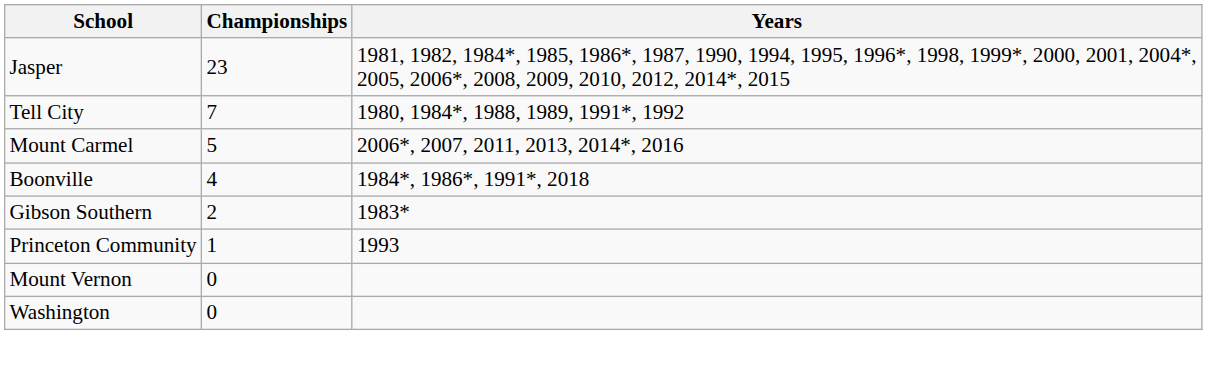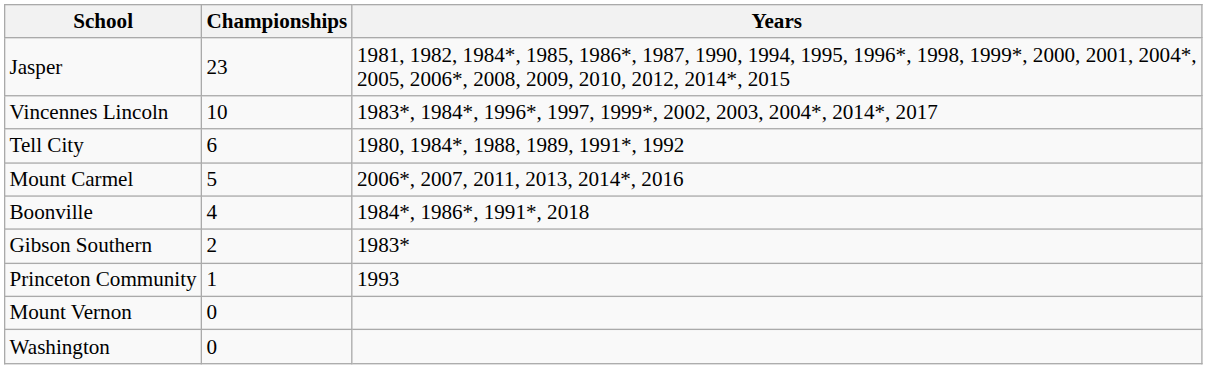+ row: (89, 111)
(212, 111) 7 -> (212, 145) 6
